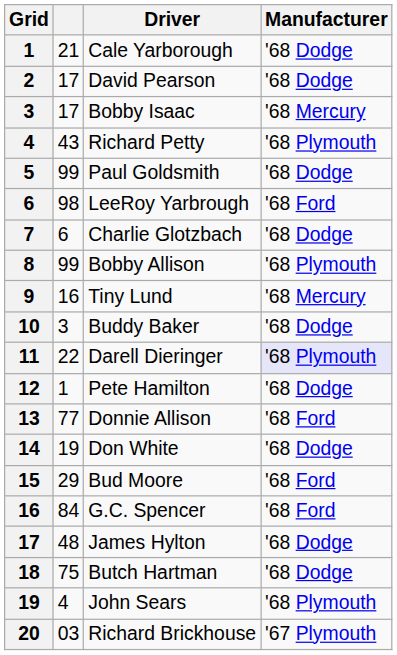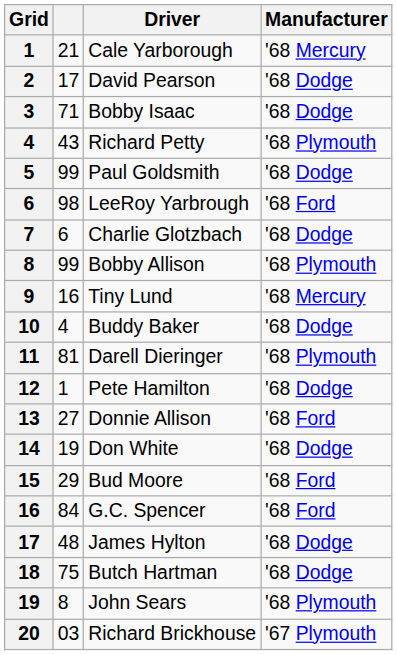(309, 50) '68 Dodge -> (315, 50) '68 Mercury
(69, 111) 17 -> (69, 111) 71
(315, 111) '68 Mercury -> (309, 111) '68 Dodge
(63, 326) 3 -> (63, 326) 4
(69, 357) 22 -> (69, 357) 81
(321, 357) lavender background -> (321, 357) no background
(69, 419) 77 -> (69, 419) 27
(63, 603) 4 -> (63, 603) 8
